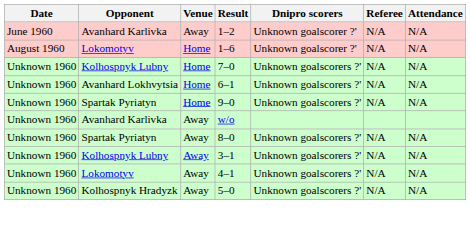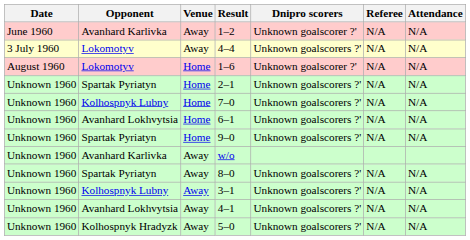+ row: (226, 48)
+ row: (226, 84)
(108, 173) Lokomotyv -> (130, 208) Avanhard Lokhvytsia
